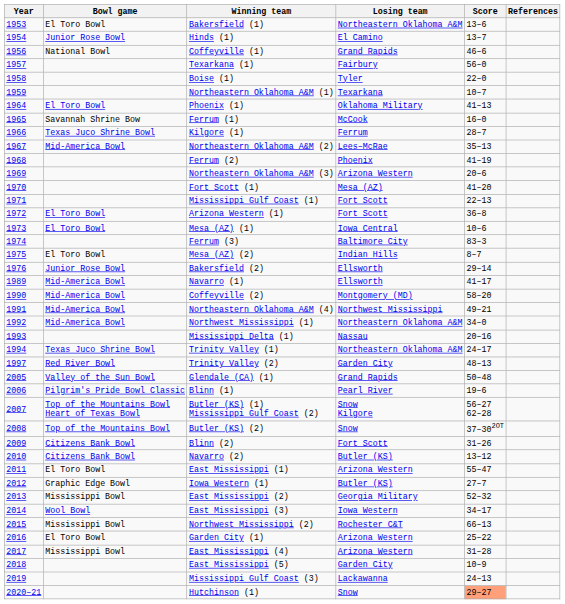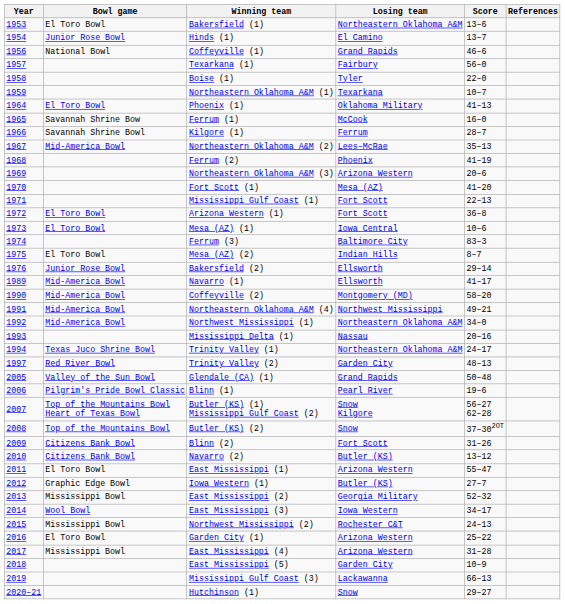(100, 133) Texas Juco Shrine Bowl -> (95, 133) Savannah Shrine Bowl
(479, 525) 66–13 -> (479, 525) 24–13
(479, 579) 24–13 -> (479, 579) 66–13
(479, 592) lightsalmon background -> (479, 592) no background
